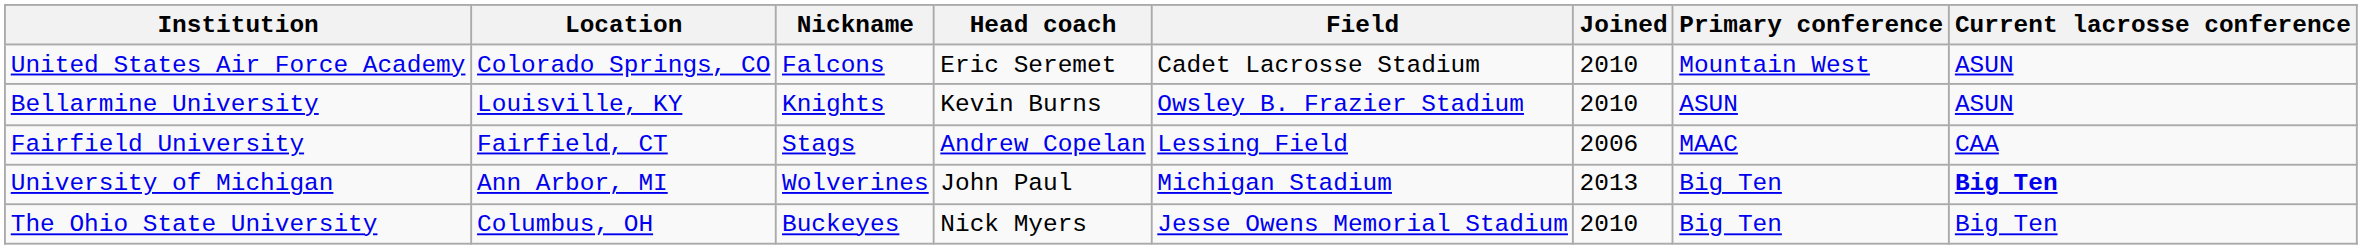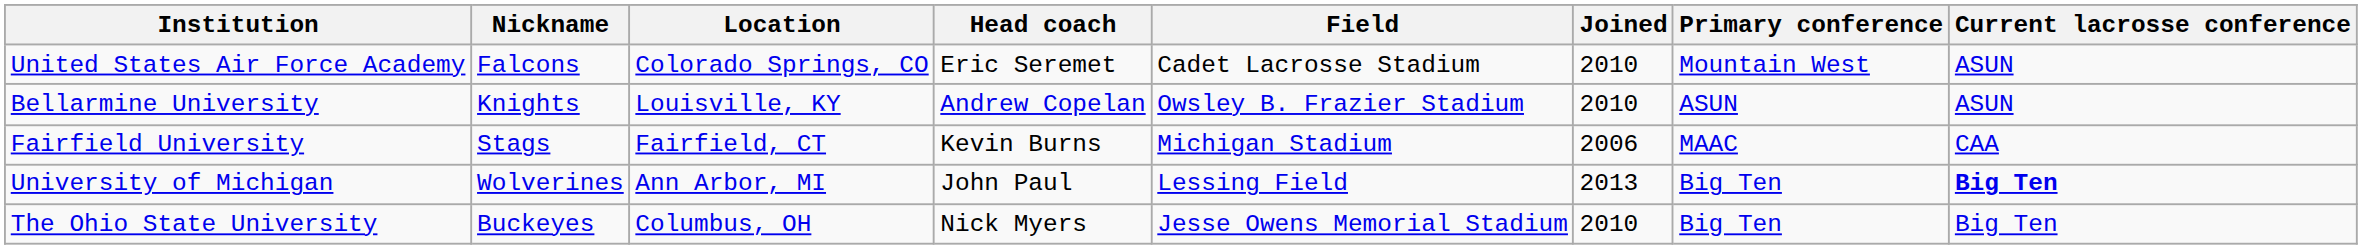columns swapped: (855, 25) <-> (624, 25)
(1021, 105) Kevin Burns -> (1043, 105) Andrew Copelan
(1043, 144) Andrew Copelan -> (1021, 144) Kevin Burns
(1253, 144) Lessing Field -> (1275, 144) Michigan Stadium
(1275, 184) Michigan Stadium -> (1253, 184) Lessing Field
